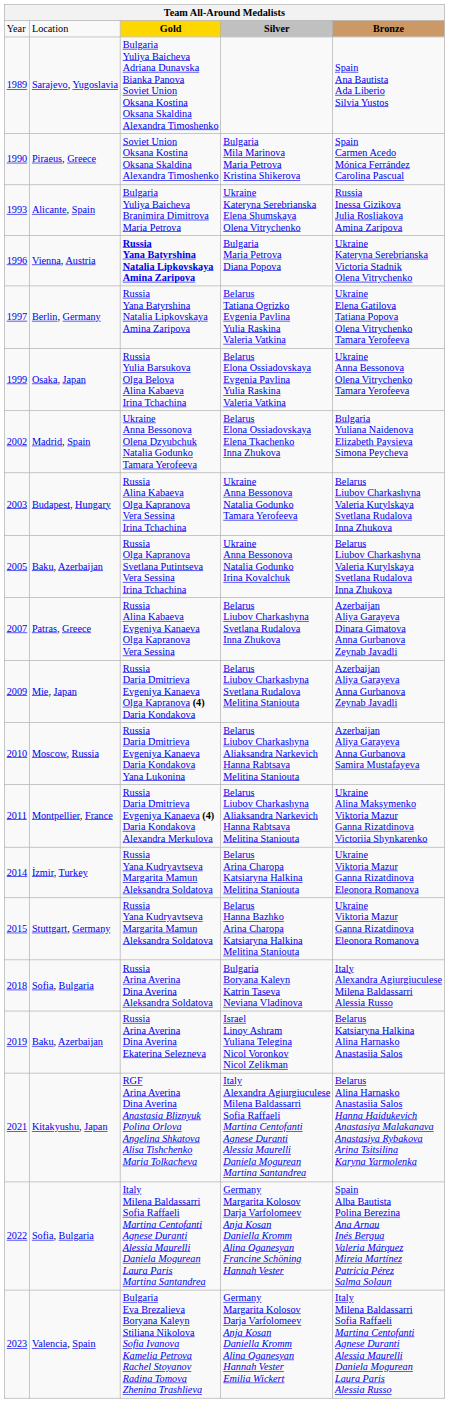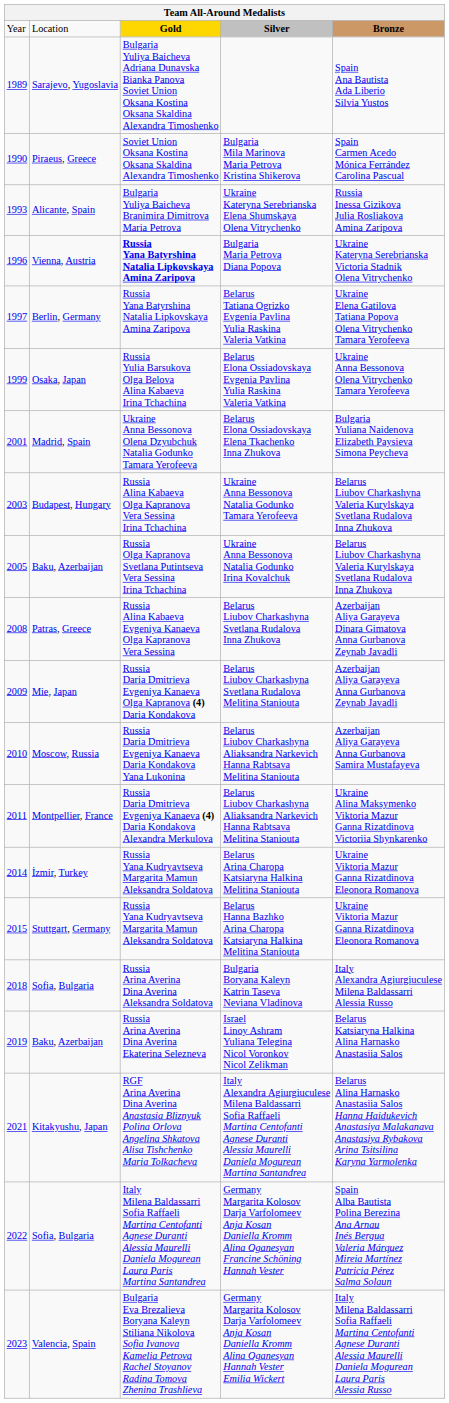(17, 442) 2002 -> (17, 442) 2001
(17, 629) 2007 -> (17, 629) 2008
